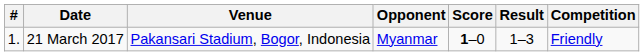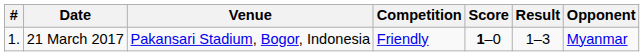columns swapped: (411, 16) <-> (593, 16)
